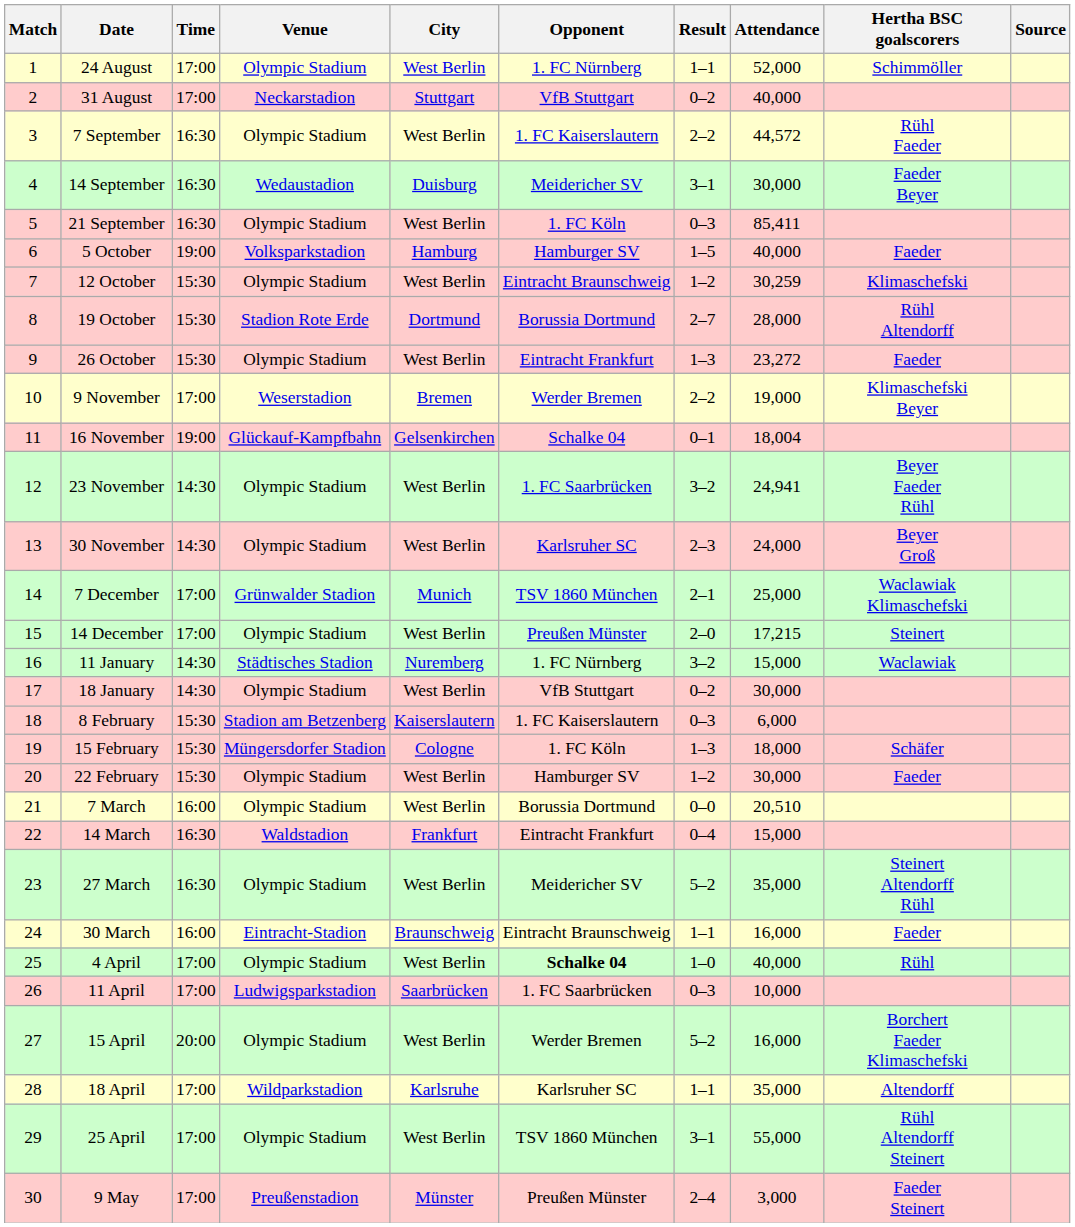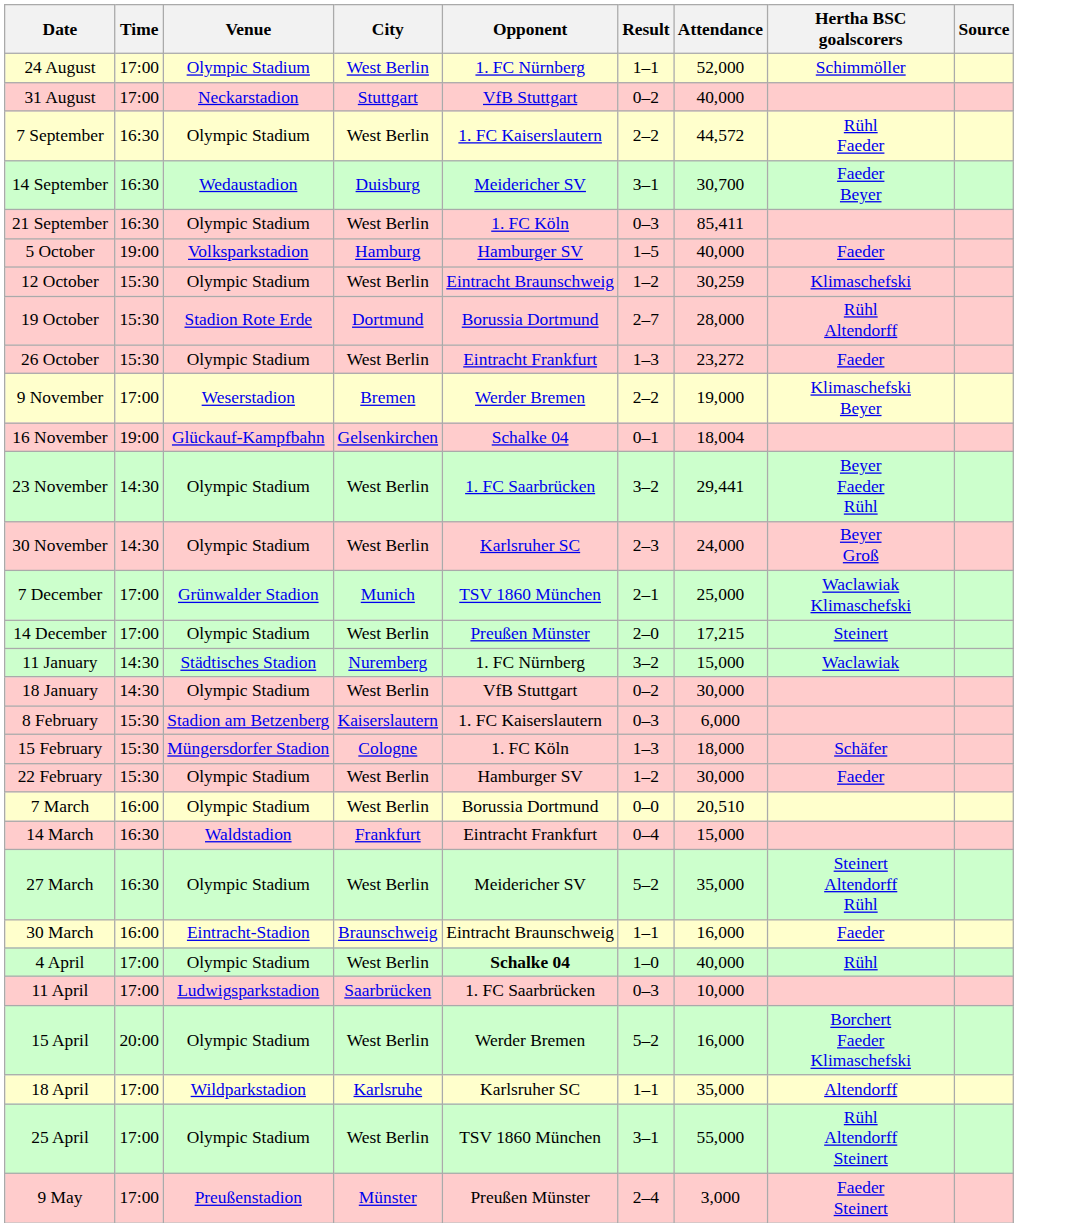- column: (33, 28)
(777, 184) 30,000 -> (720, 184) 30,700
(777, 485) 24,941 -> (720, 485) 29,441
